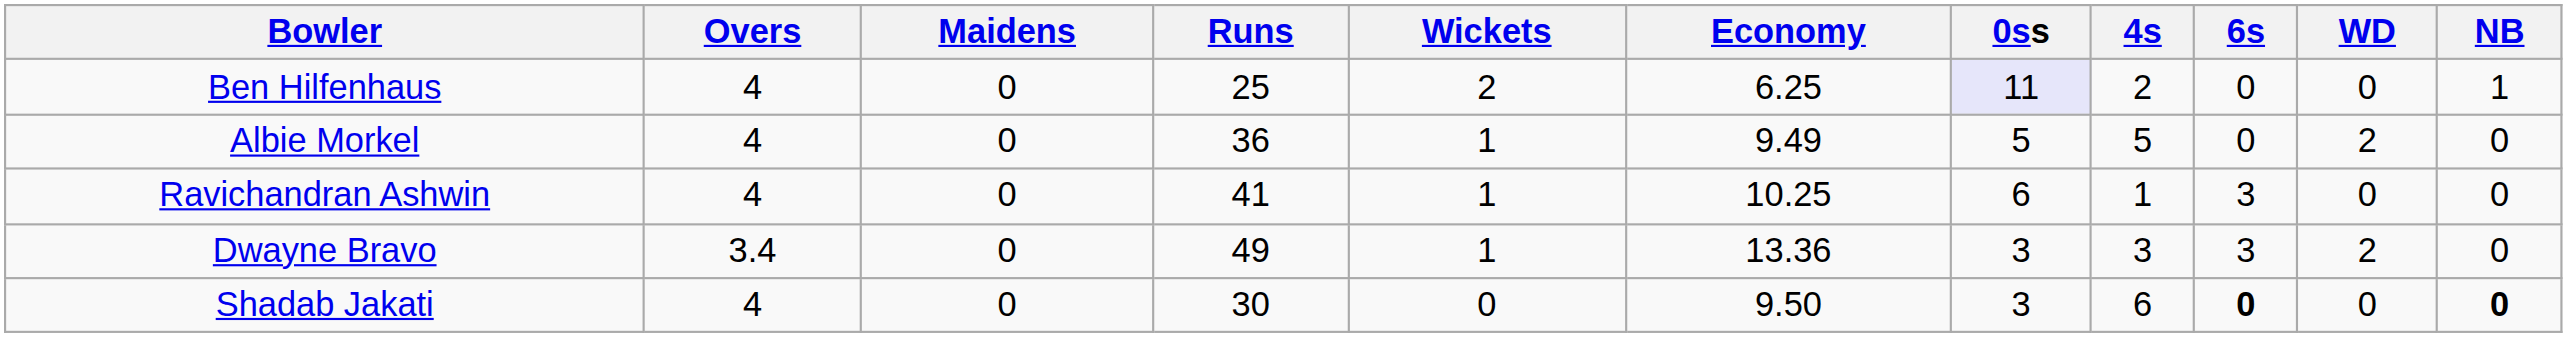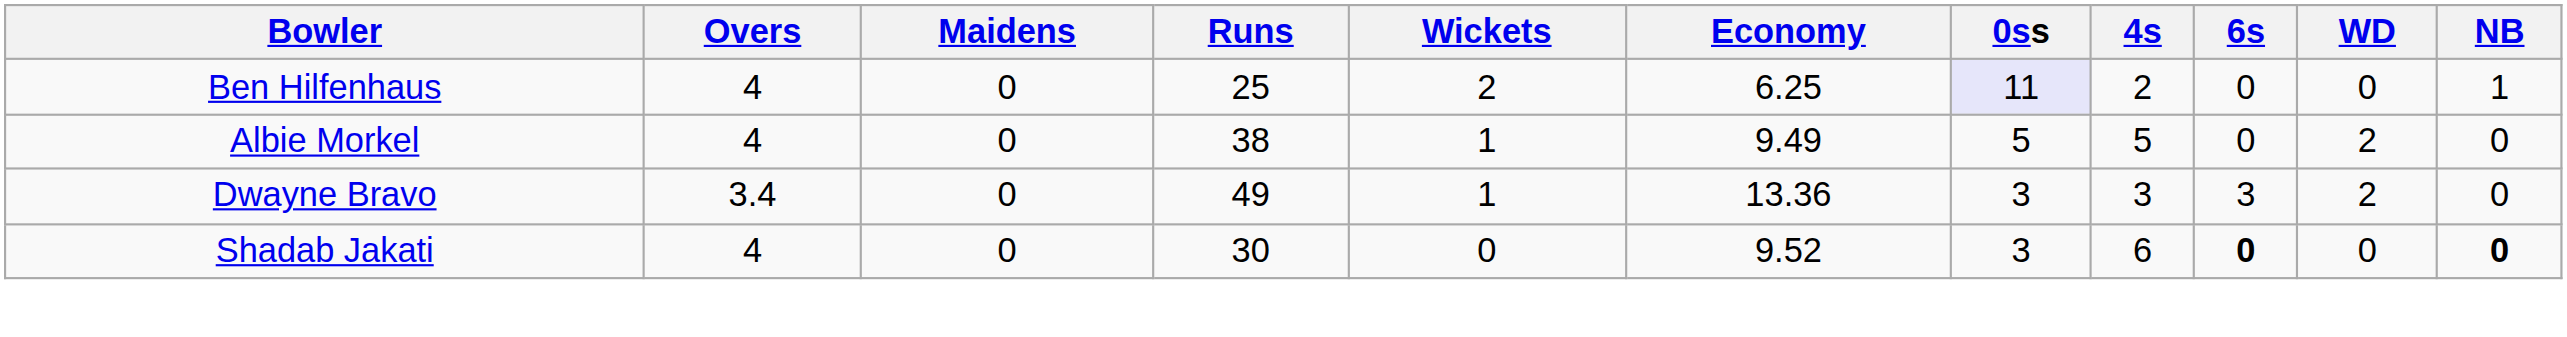(1251, 140) 36 -> (1251, 140) 38
- row: (325, 195)
(1788, 304) 9.50 -> (1788, 250) 9.52
